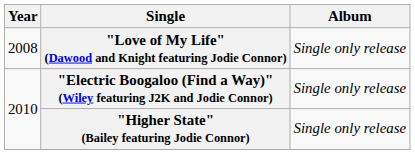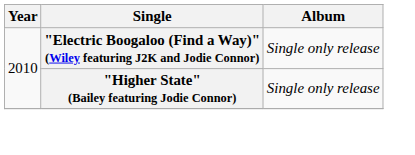- row: (166, 48)
